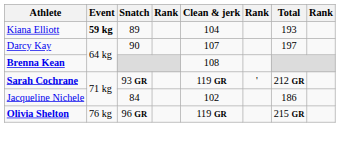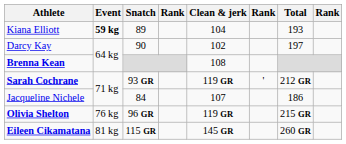(212, 47) 107 -> (218, 47) 102
(212, 97) 102 -> (218, 97) 107
+ row: (49, 131)
